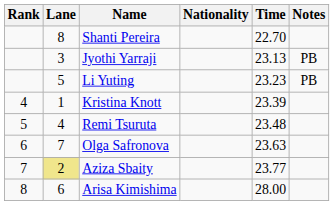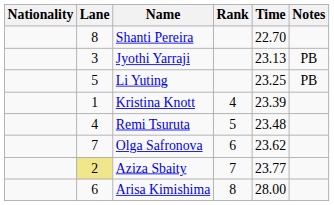columns swapped: (24, 15) <-> (216, 15)
(271, 80) 23.23 -> (271, 80) 23.25
(271, 146) 23.63 -> (271, 146) 23.62
